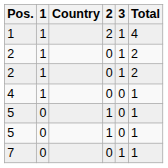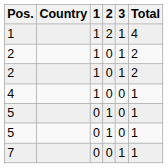columns swapped: (76, 14) <-> (43, 14)
